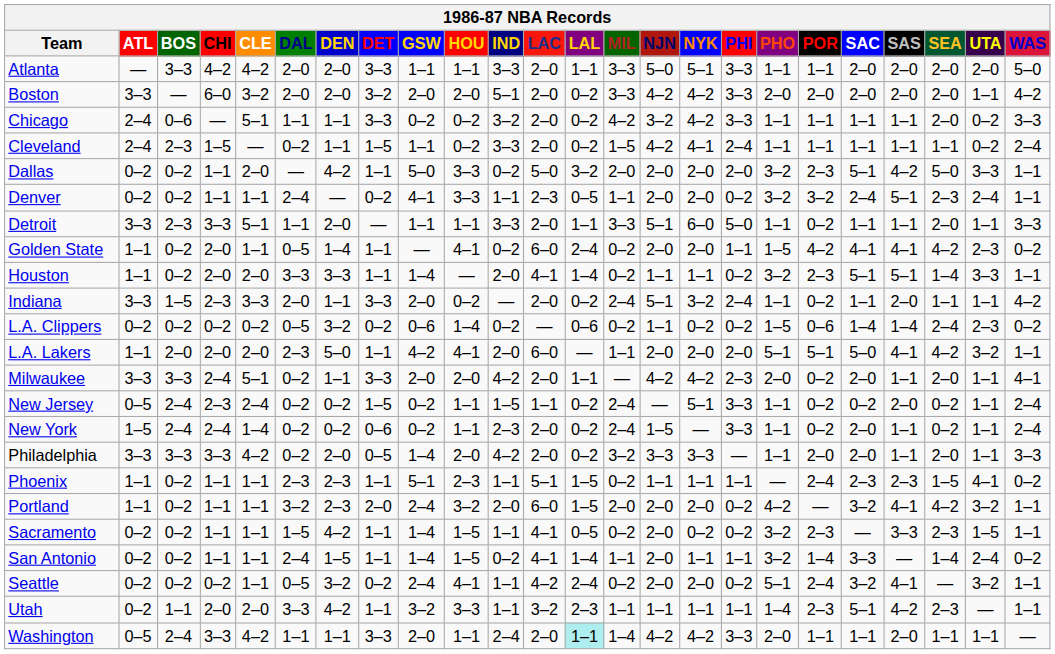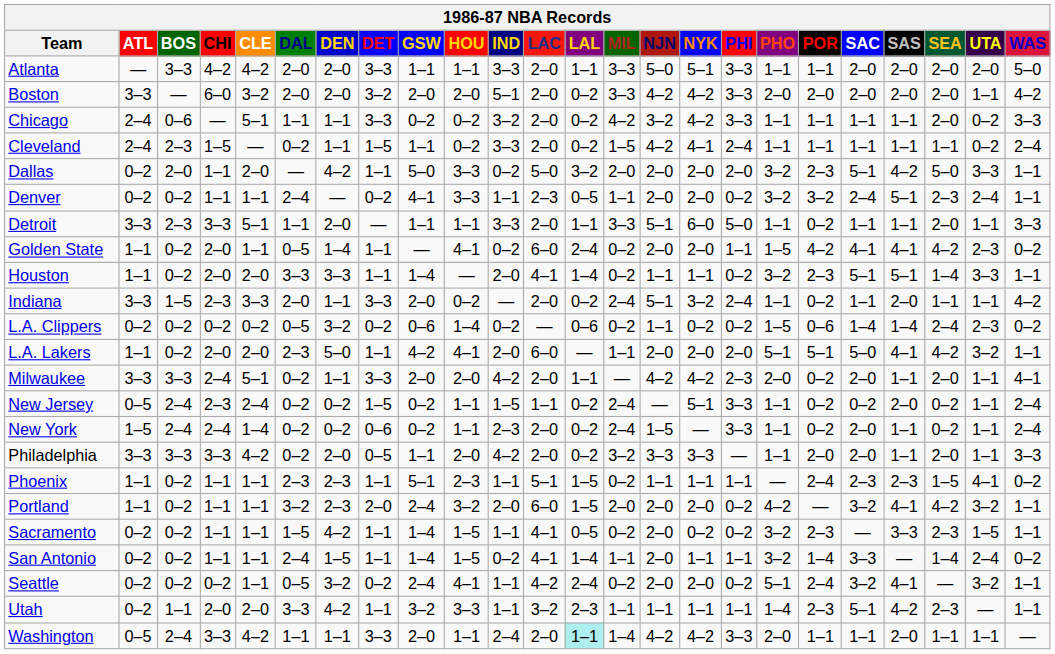(178, 172) 0–2 -> (178, 172) 2–0
(178, 352) 2–0 -> (178, 352) 0–2
(422, 455) 1–4 -> (422, 455) 1–1
